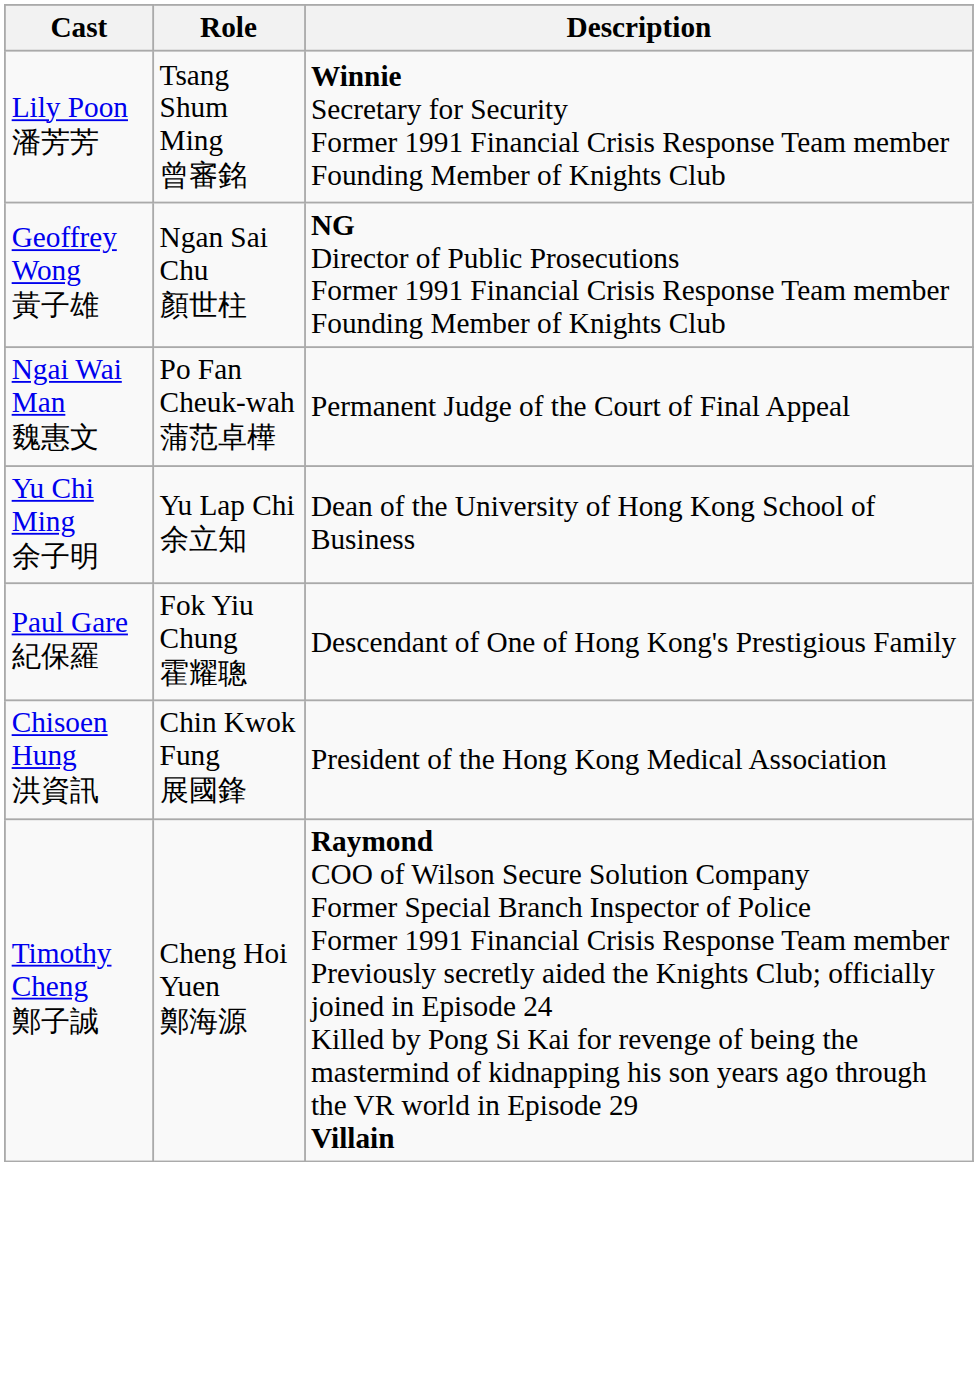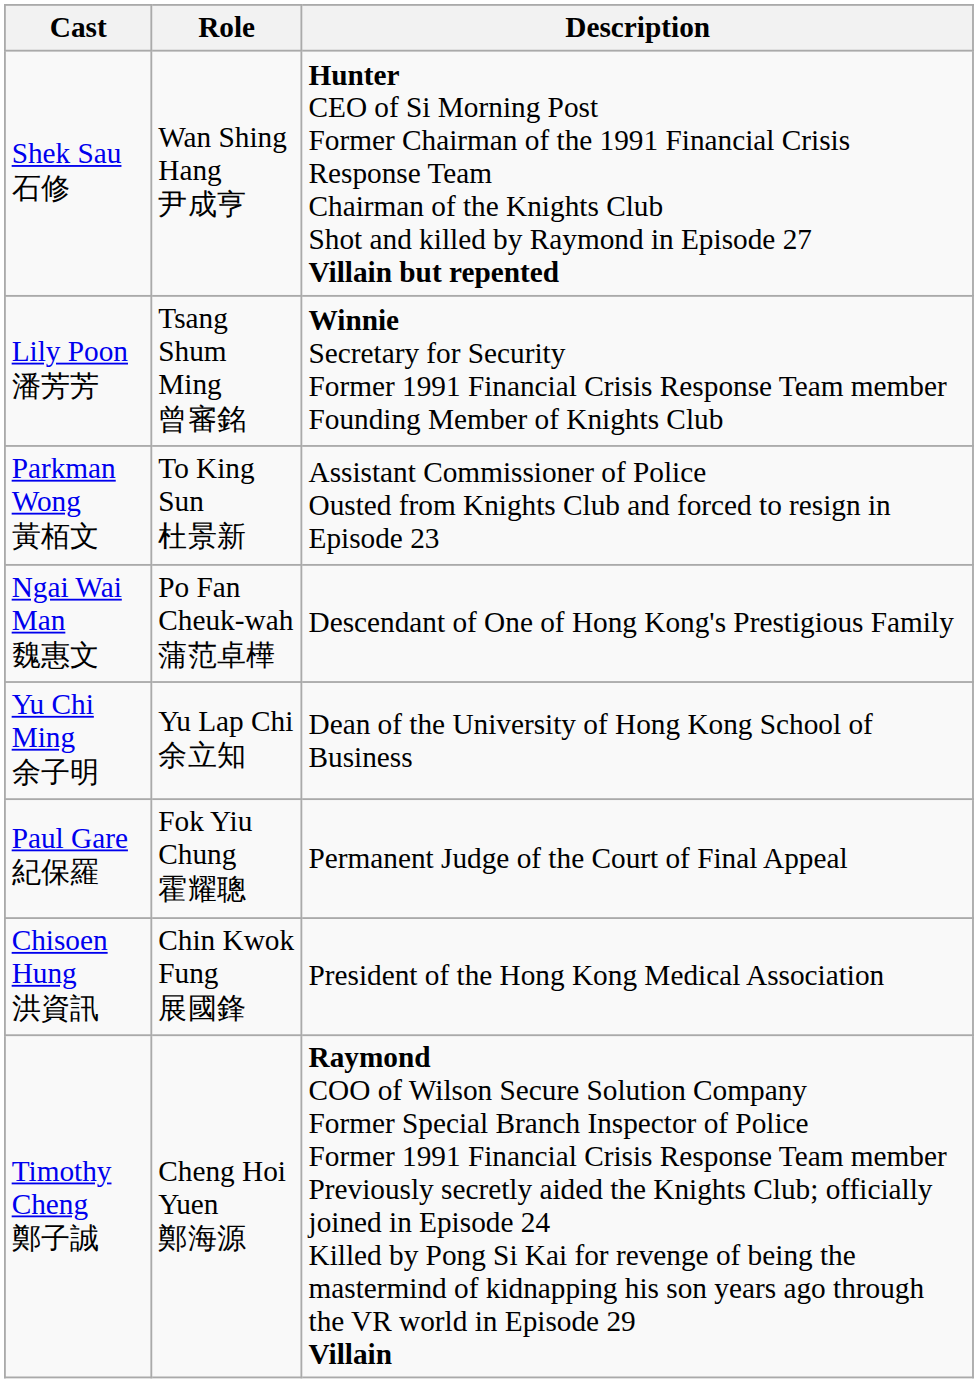+ row: (67, 171)
- row: (64, 272)
+ row: (64, 502)
(581, 405) Permanent Judge of the Court of Final Appeal -> (631, 622) Descendant of One of Hong Kong's Prestigious Family
(634, 641) Descendant of One of Hong Kong's Prestigious Family -> (578, 858) Permanent Judge of the Court of Final Appeal
